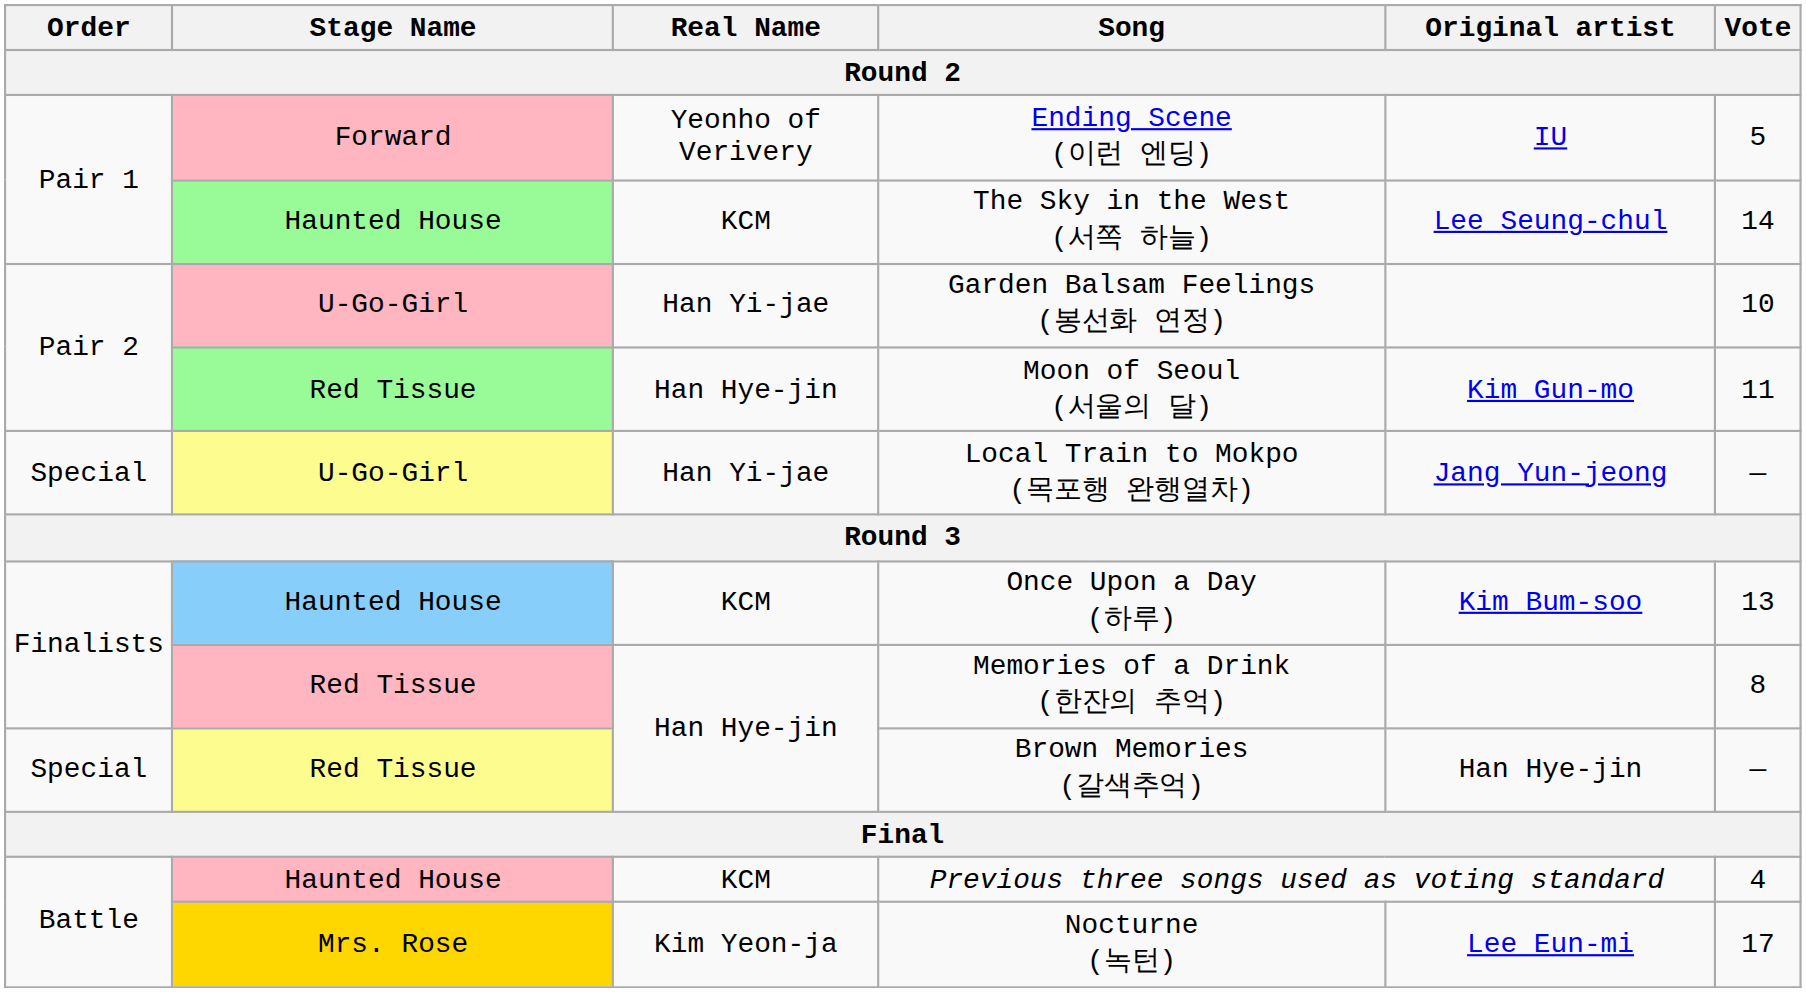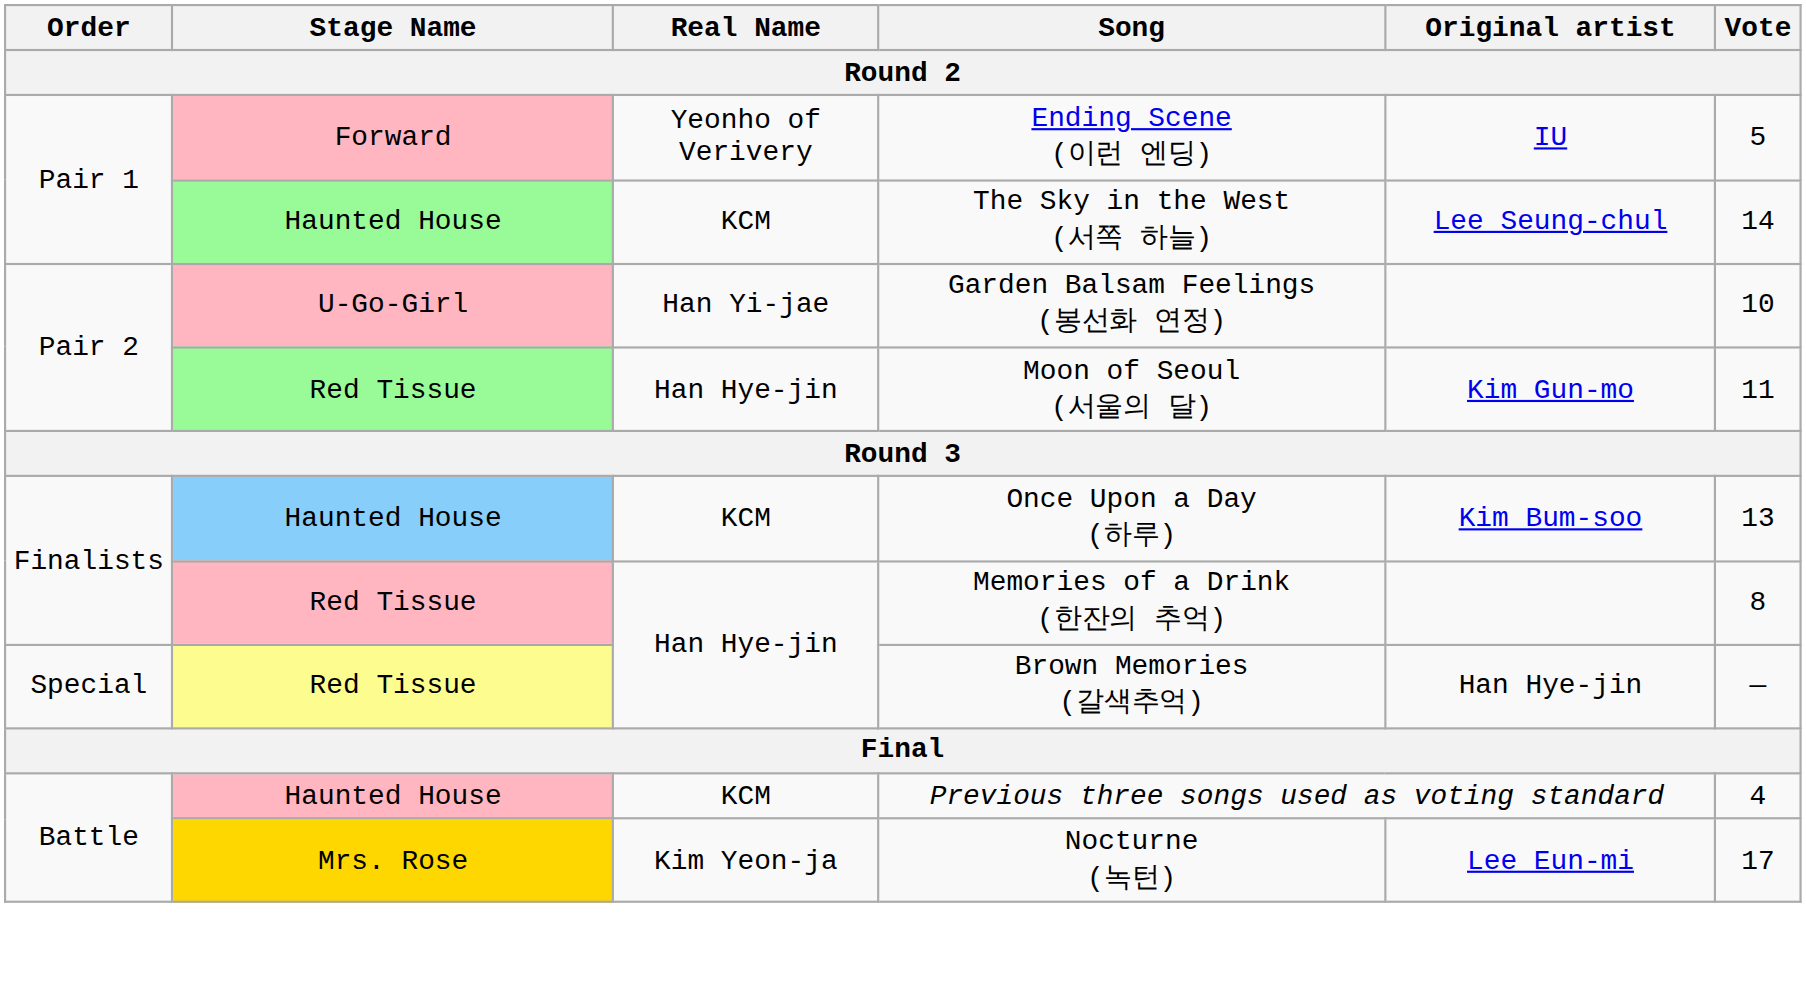- row: (1132, 472)
